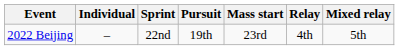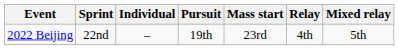columns swapped: (107, 14) <-> (158, 14)
